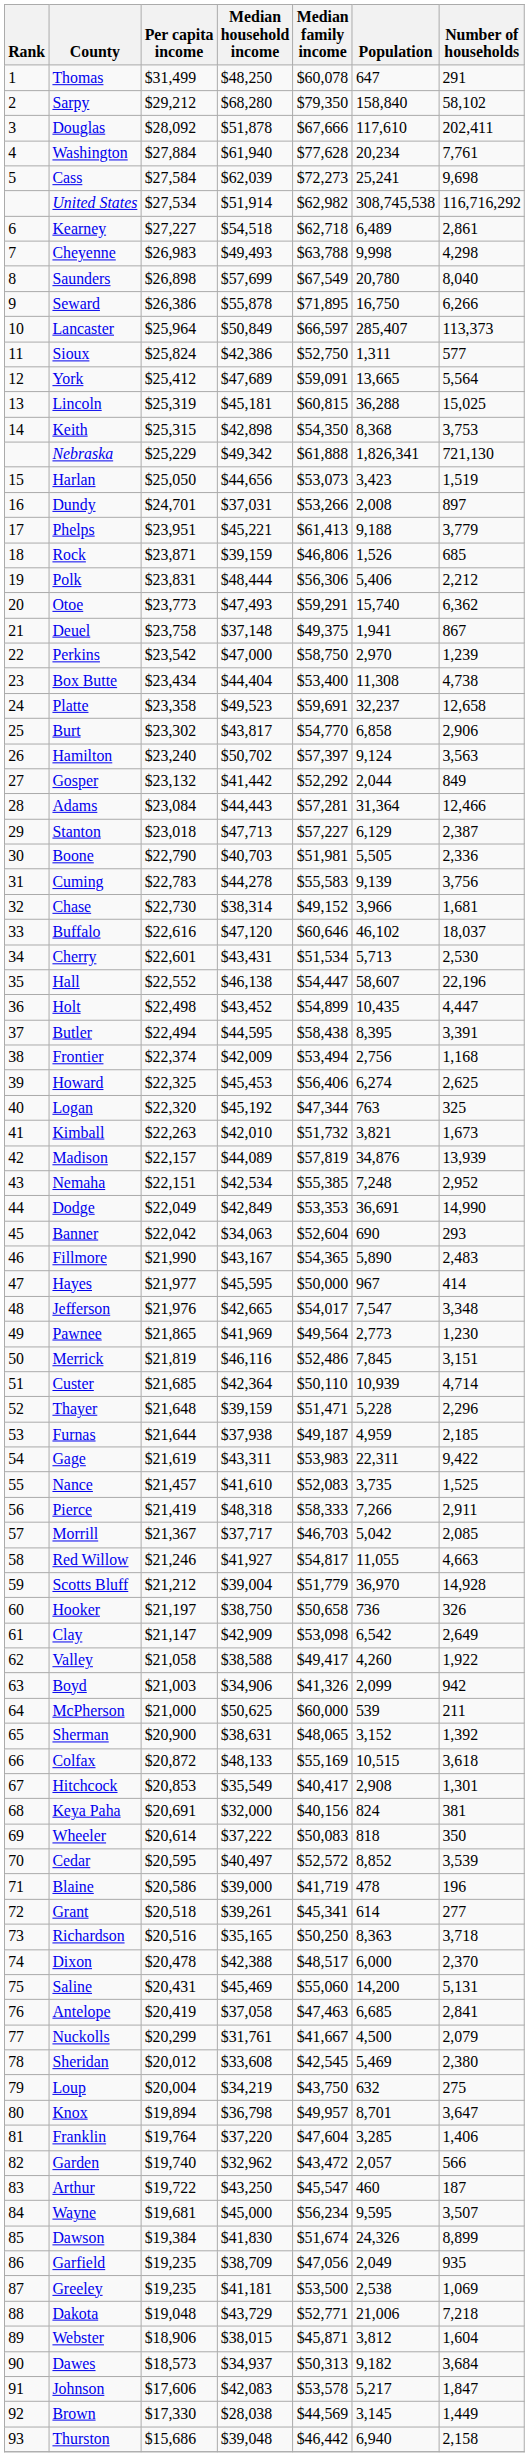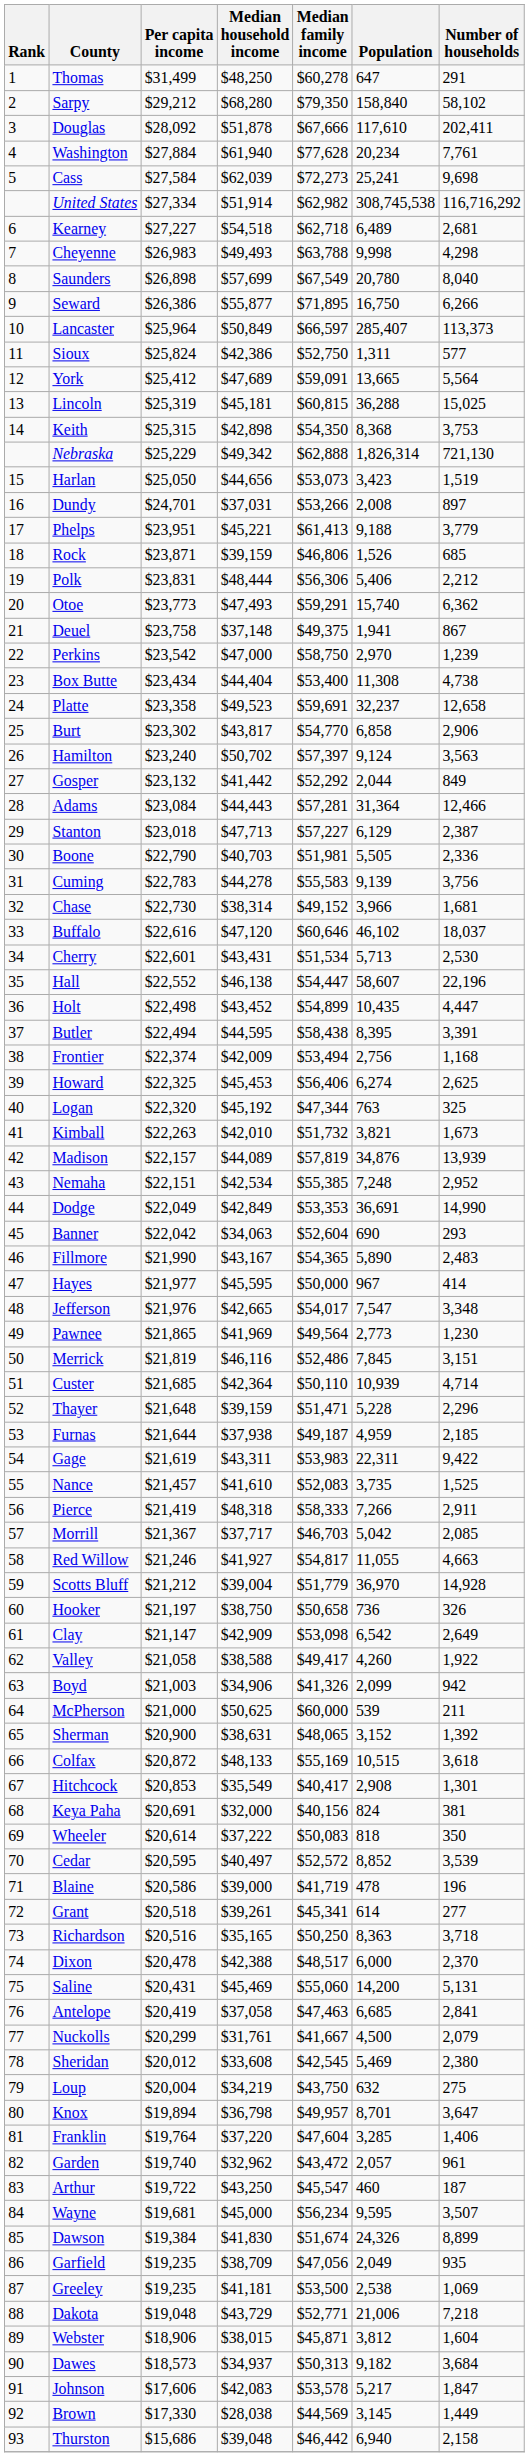(322, 77) $60,078 -> (322, 77) $60,278
(170, 203) $27,534 -> (170, 203) $27,334
(460, 228) 2,861 -> (460, 228) 2,681
(246, 303) $55,878 -> (246, 303) $55,877
(322, 454) $61,888 -> (322, 454) $62,888
(388, 454) 1,826,341 -> (388, 454) 1,826,314
(454, 2162) 566 -> (454, 2162) 961
